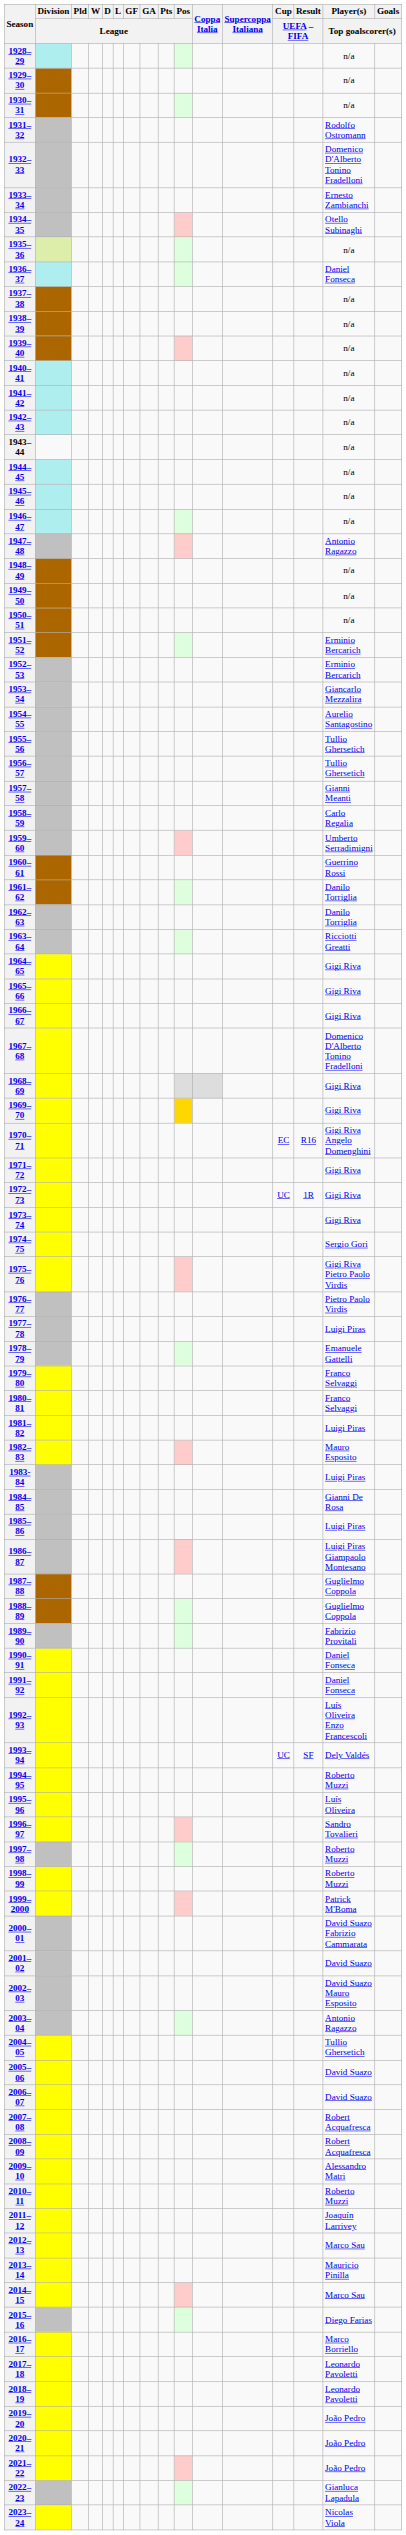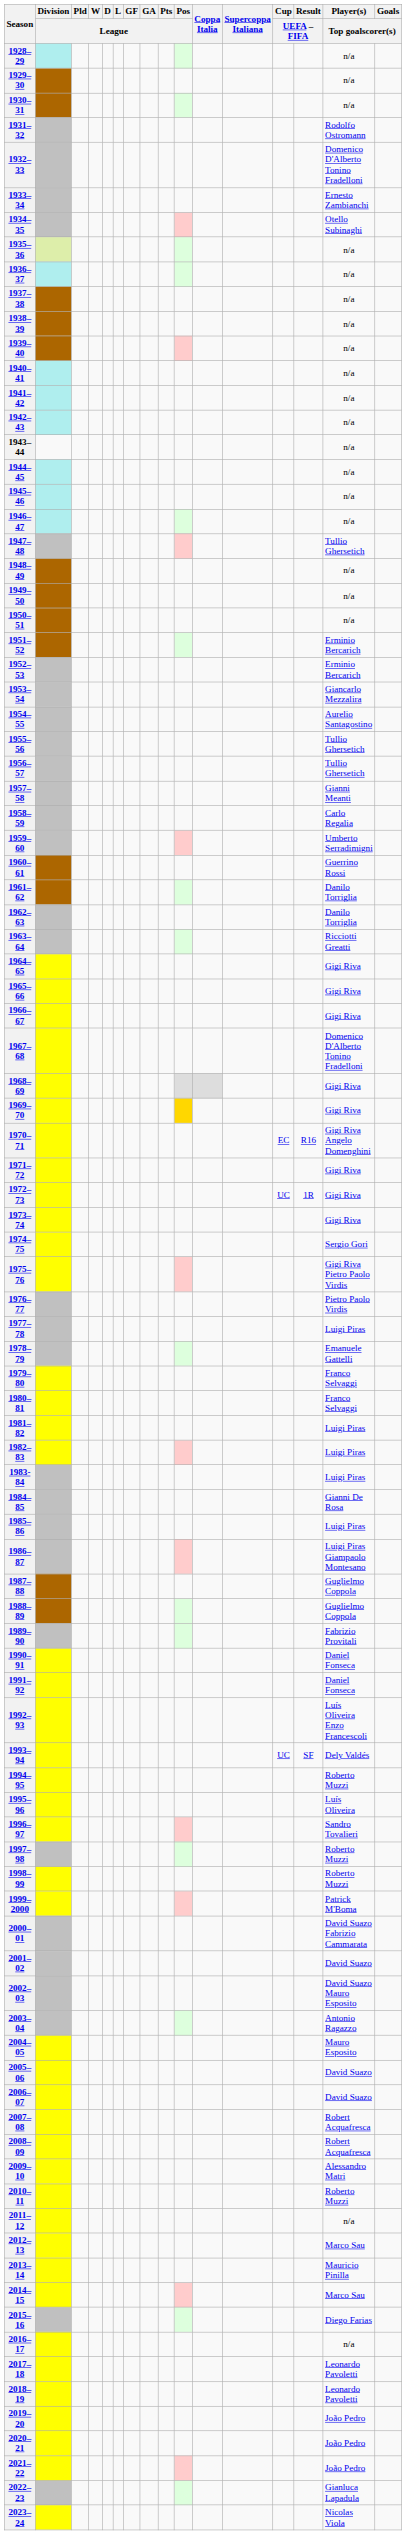(340, 274) Daniel Fonseca -> (349, 274) n/a
(341, 546) Antonio Ragazzo -> (345, 546) Tullio Ghersetich
(341, 1452) Mauro Esposito -> (345, 1452) Luigi Piras
(345, 2047) Tullio Ghersetich -> (341, 2047) Mauro Esposito
(341, 2220) Joaquín Larrivey -> (349, 2220) n/a
(342, 2344) Marco Borriello -> (349, 2344) n/a
